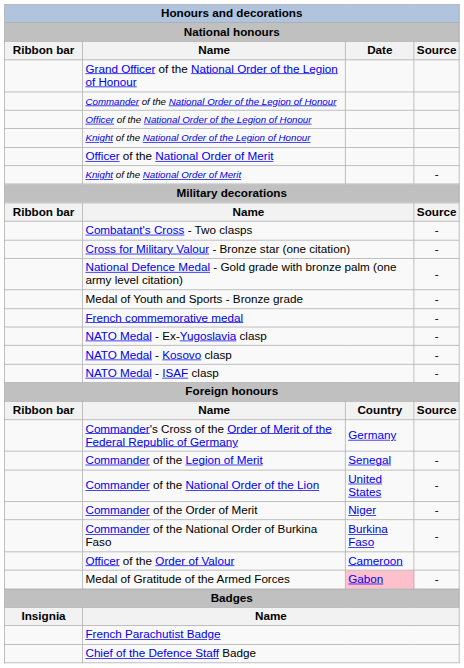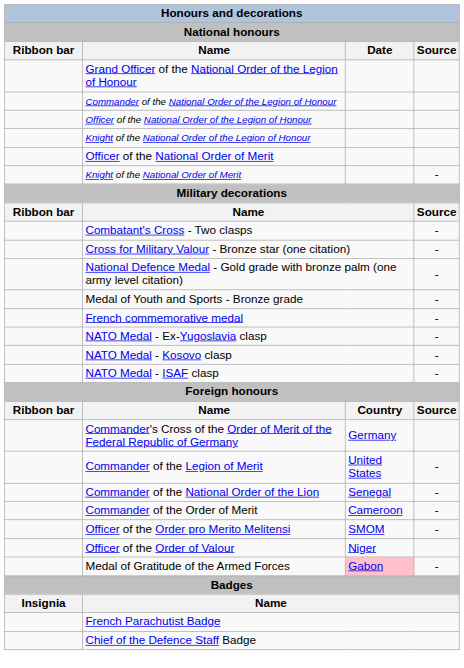(370, 460) Senegal -> (365, 467) United States
(365, 485) United States -> (370, 492) Senegal
(362, 510) Niger -> (375, 510) Cameroon
- row: (201, 535)
+ row: (188, 529)
(375, 561) Cameroon -> (362, 547) Niger
